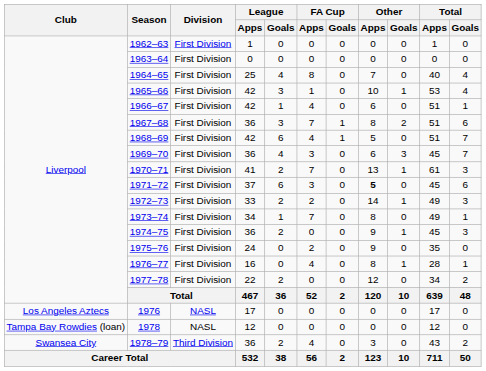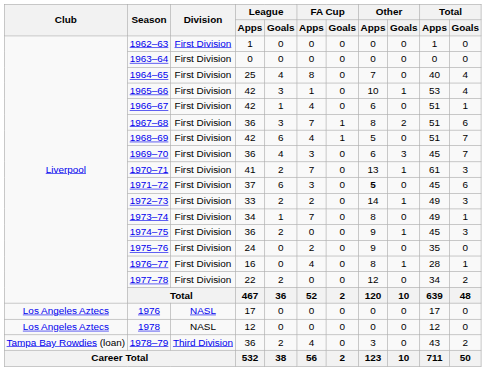(66, 327) Tampa Bay Rowdies (loan) -> (66, 327) Los Angeles Aztecs
(66, 342) Swansea City -> (66, 342) Tampa Bay Rowdies (loan)
